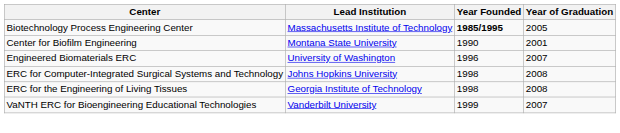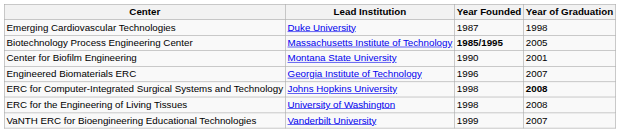+ row: (91, 27)
(341, 58) University of Washington -> (355, 74) Georgia Institute of Technology
(537, 74) normal -> (537, 89) bold
(355, 89) Georgia Institute of Technology -> (341, 105) University of Washington
